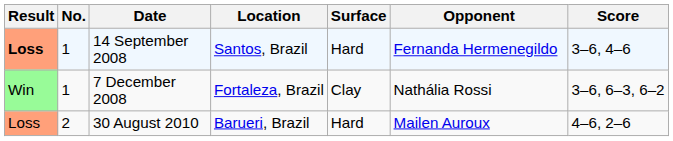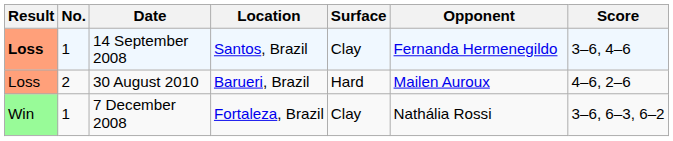(347, 49) Hard -> (346, 49) Clay
rows swapped: (134, 90) <-> (146, 123)
